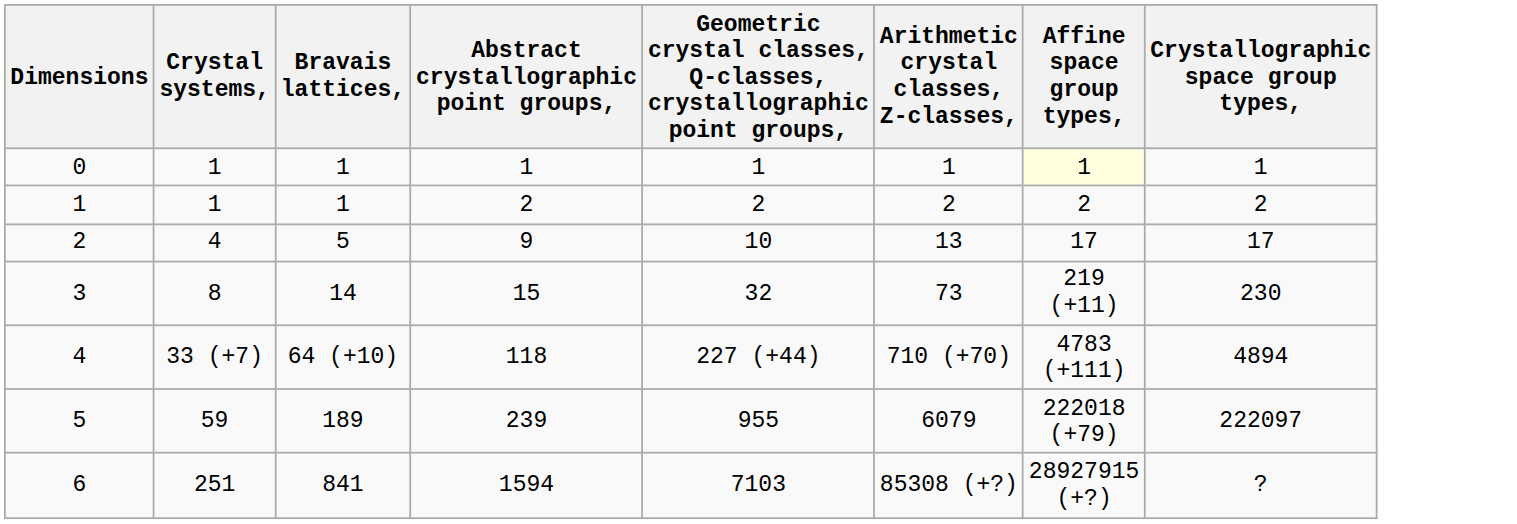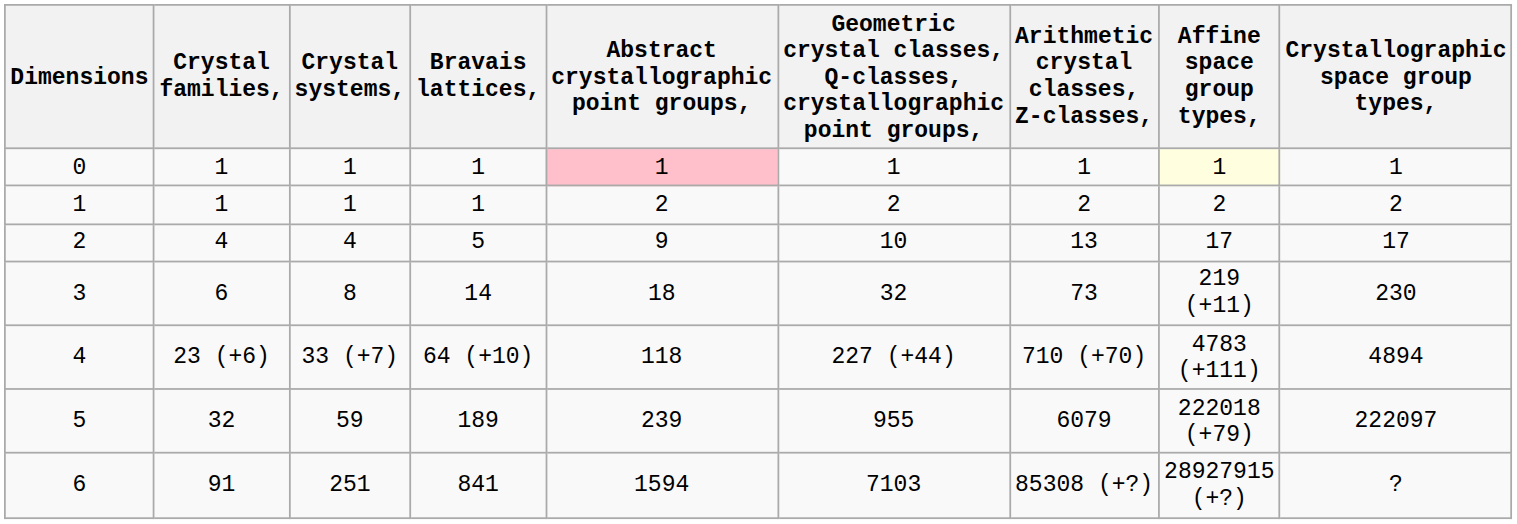+ column: (222, 77)
(526, 167) no background -> (662, 167) pink background
(526, 293) 15 -> (662, 293) 18
